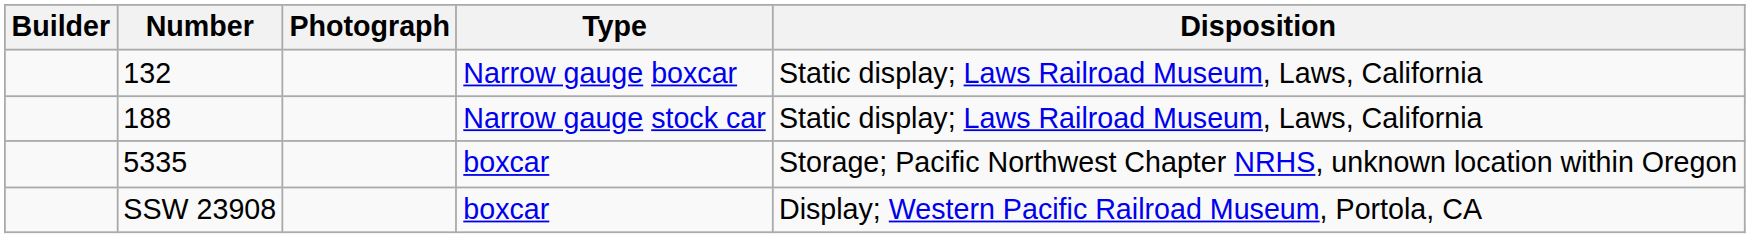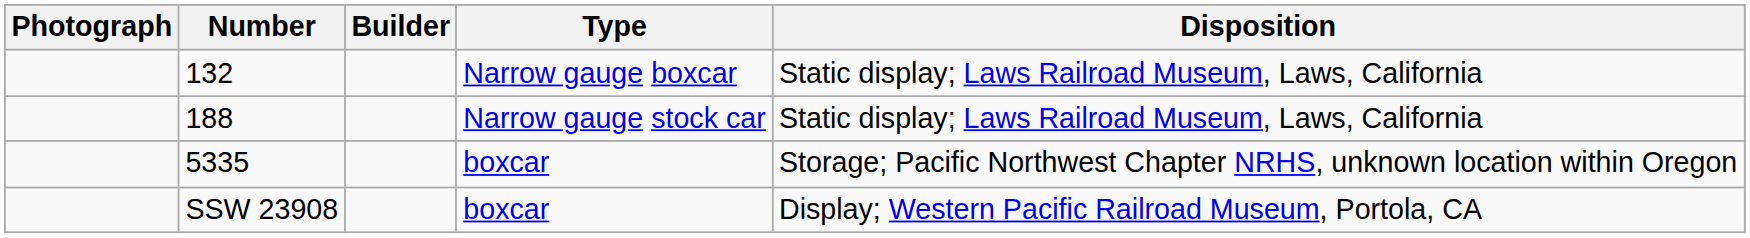columns swapped: (370, 27) <-> (61, 27)
